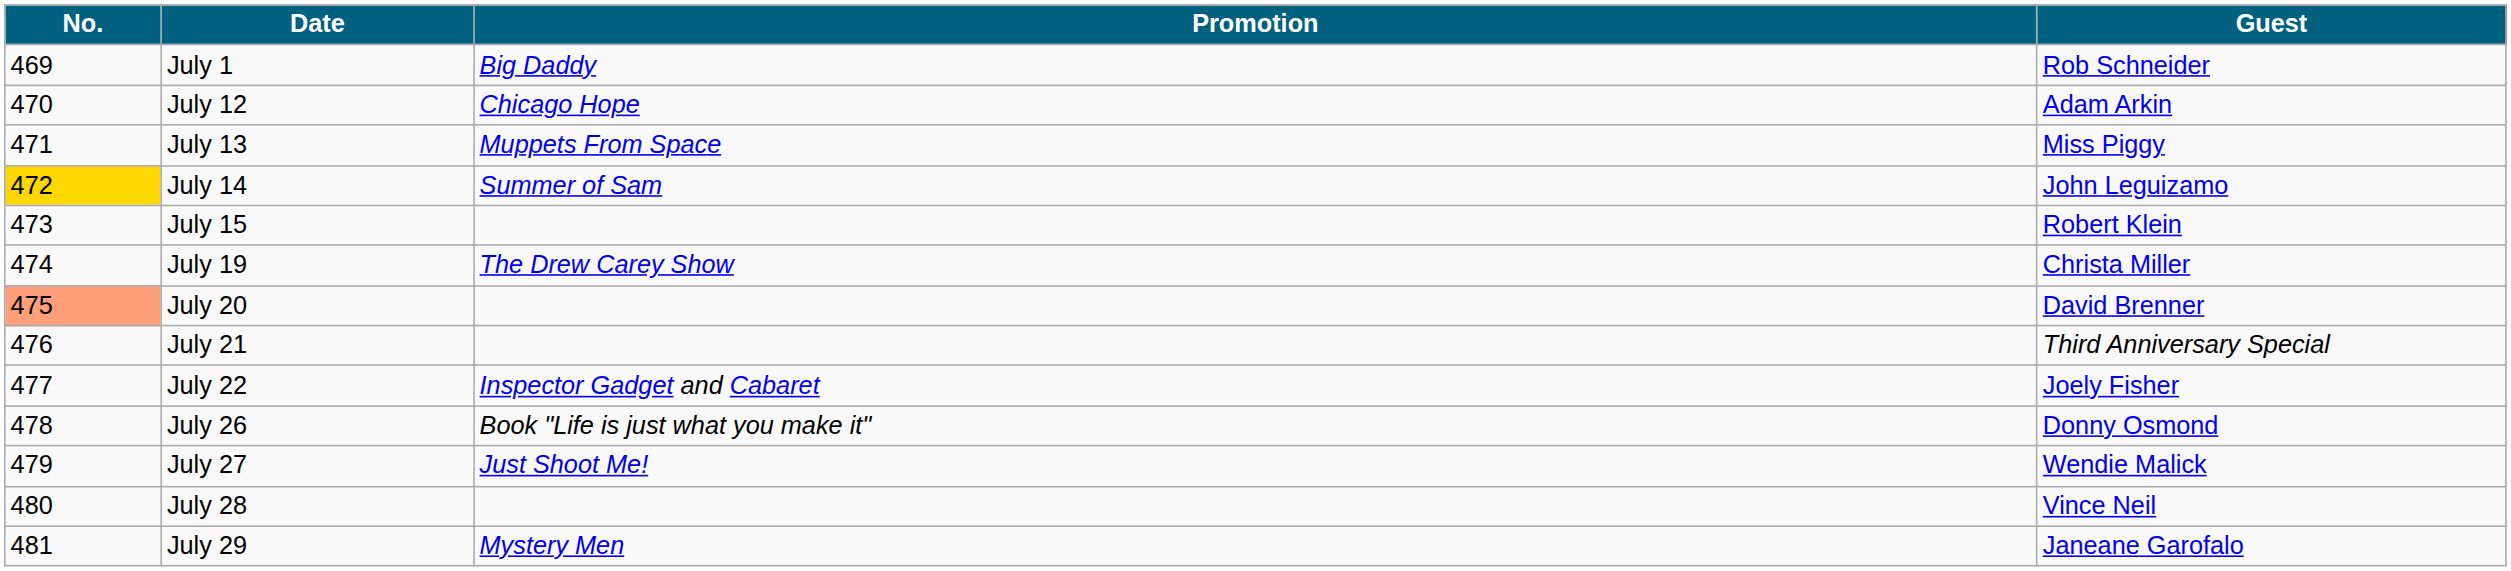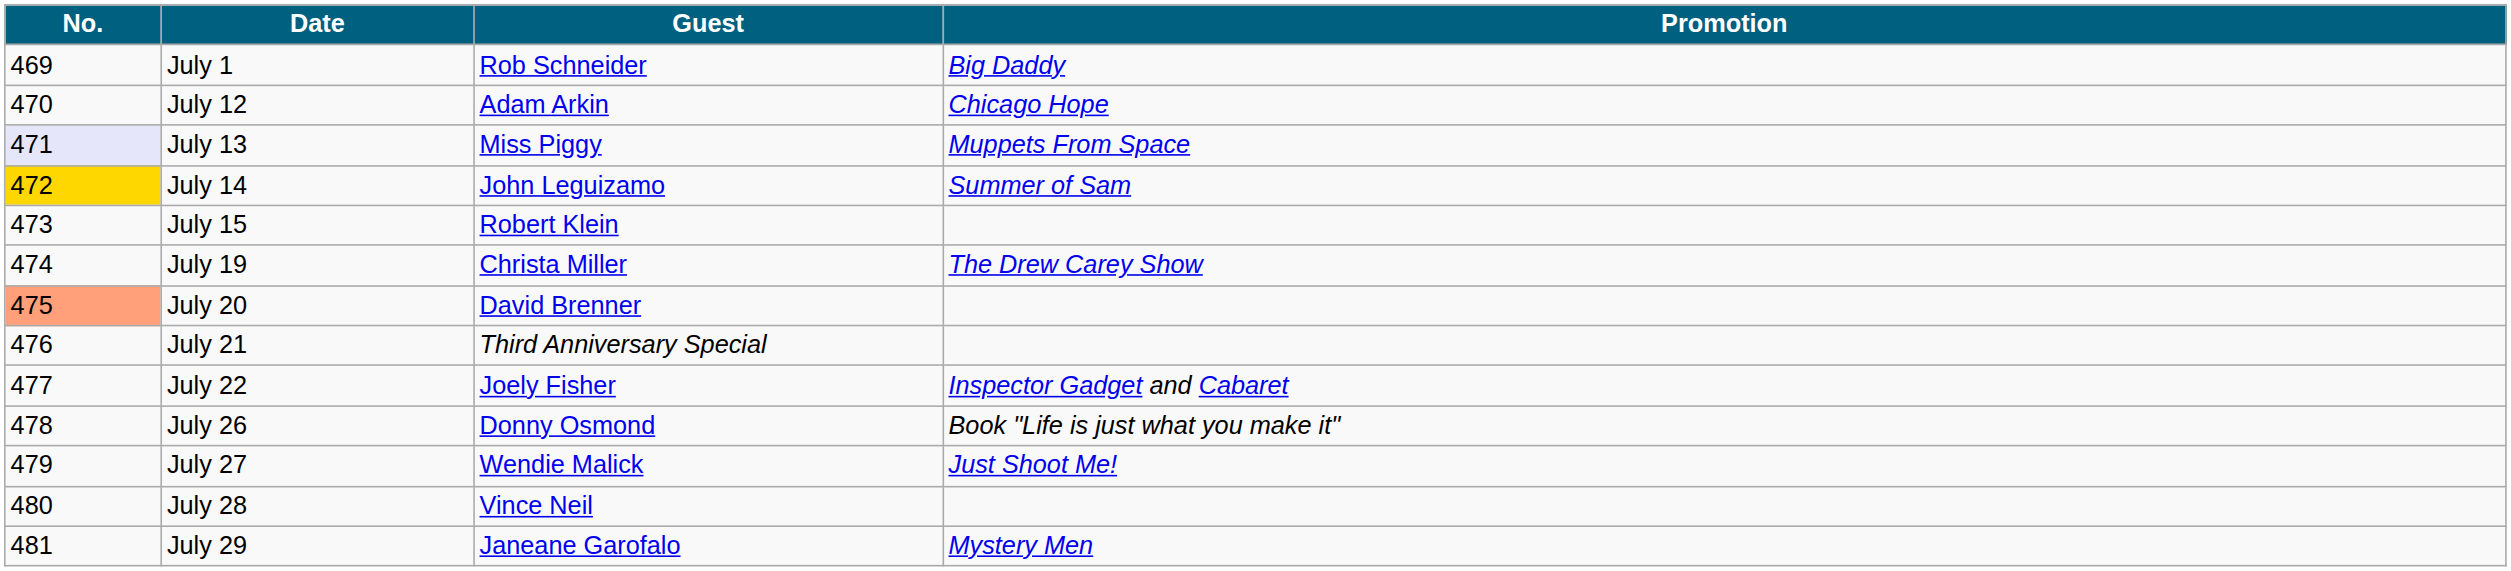columns swapped: (2271, 24) <-> (1255, 24)
(32, 144) no background -> (32, 144) lavender background
